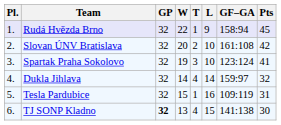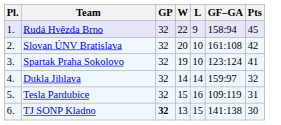- column: (196, 12)
